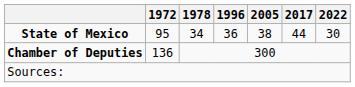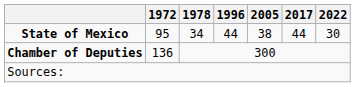(231, 33) 36 -> (231, 33) 44
